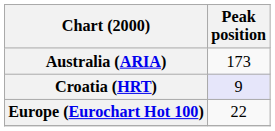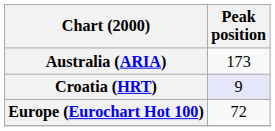(239, 112) 22 -> (239, 112) 72
